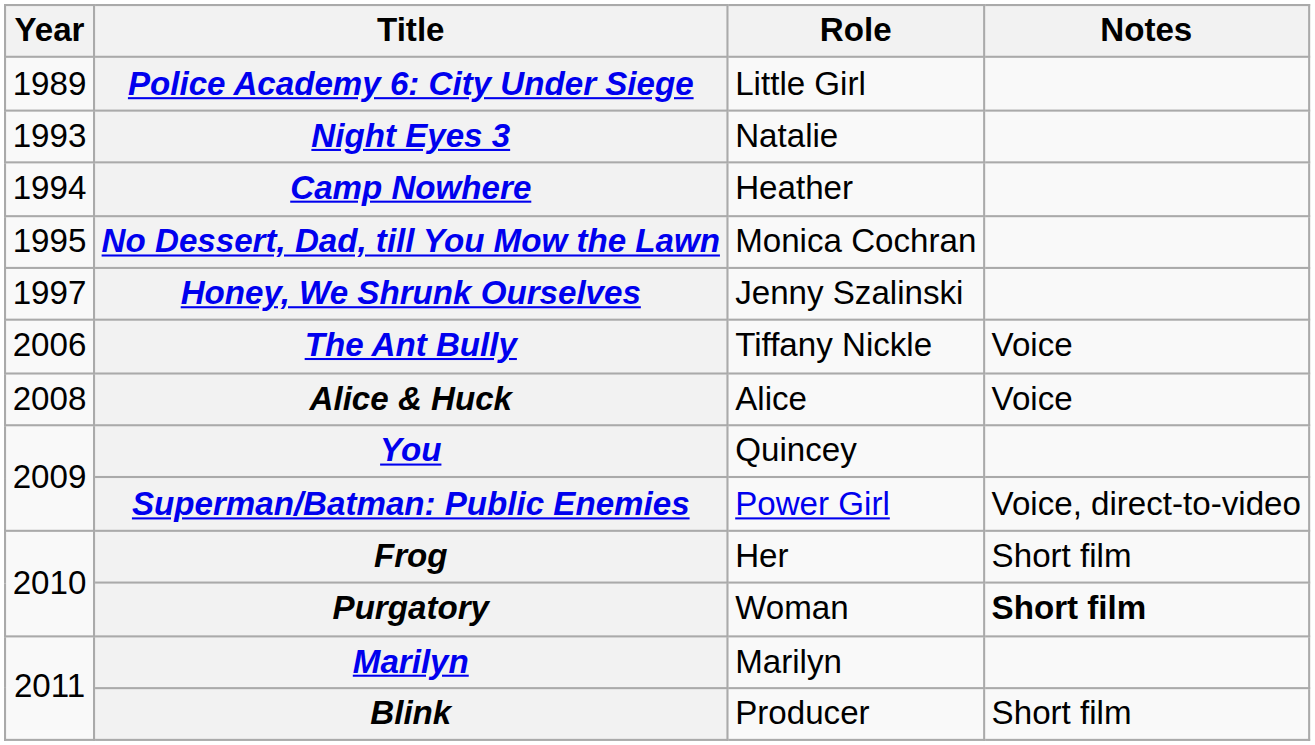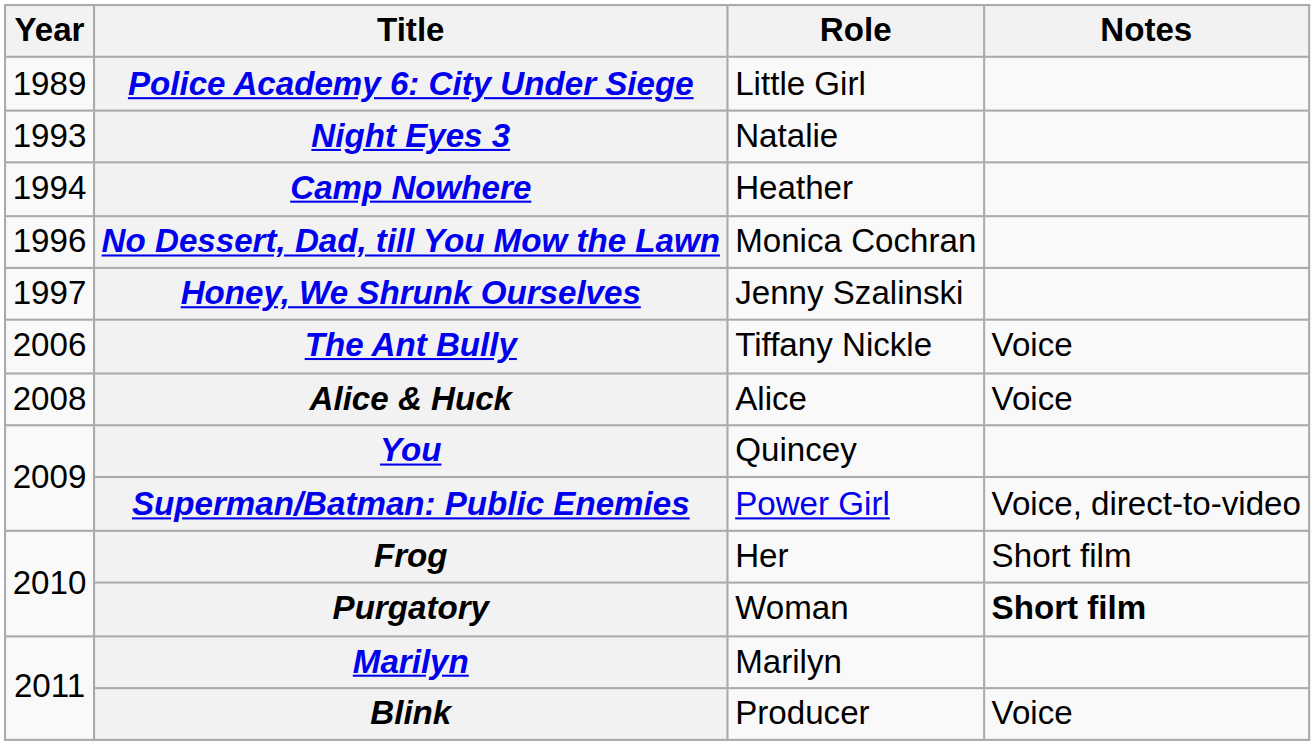(50, 240) 1995 -> (50, 240) 1996
(1062, 713) Short film -> (1032, 713) Voice
